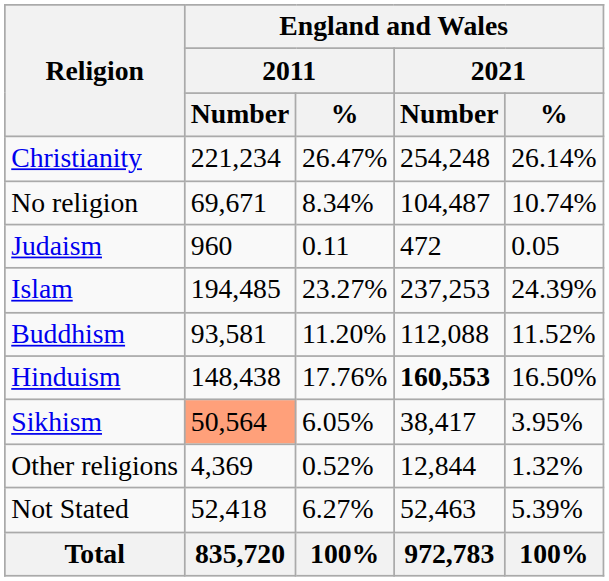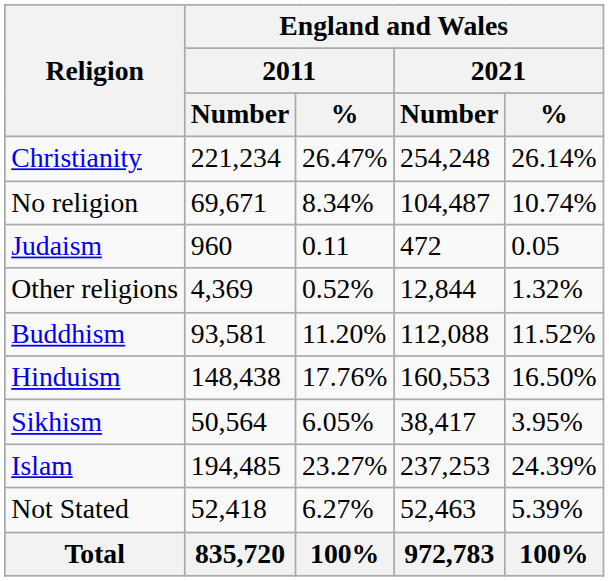rows swapped: (42, 289) <-> (95, 465)
(445, 377) bold -> (445, 377) normal
(229, 421) lightsalmon background -> (229, 421) no background
